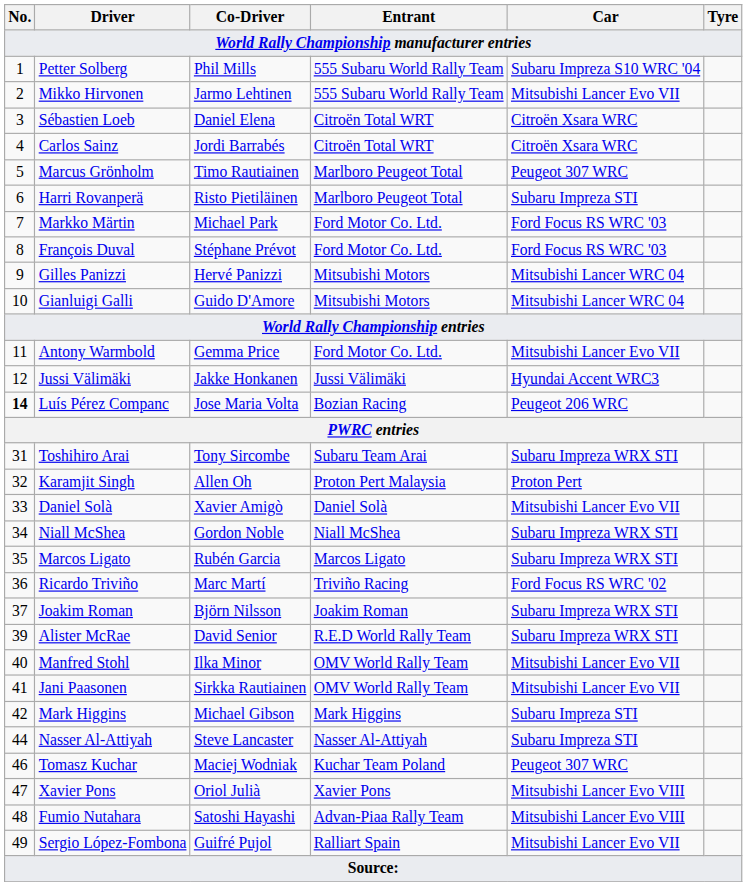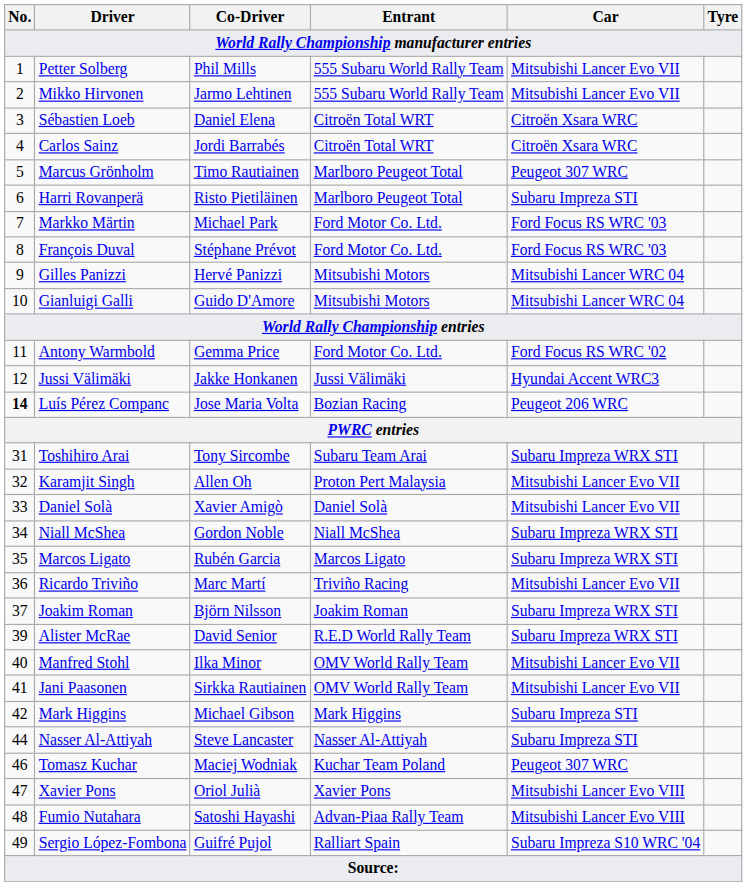(606, 68) Subaru Impreza S10 WRC '04 -> (595, 68) Mitsubishi Lancer Evo VII
(595, 352) Mitsubishi Lancer Evo VII -> (589, 352) Ford Focus RS WRC '02
(546, 481) Proton Pert -> (595, 481) Mitsubishi Lancer Evo VII
(589, 584) Ford Focus RS WRC '02 -> (595, 584) Mitsubishi Lancer Evo VII
(595, 842) Mitsubishi Lancer Evo VII -> (606, 842) Subaru Impreza S10 WRC '04
